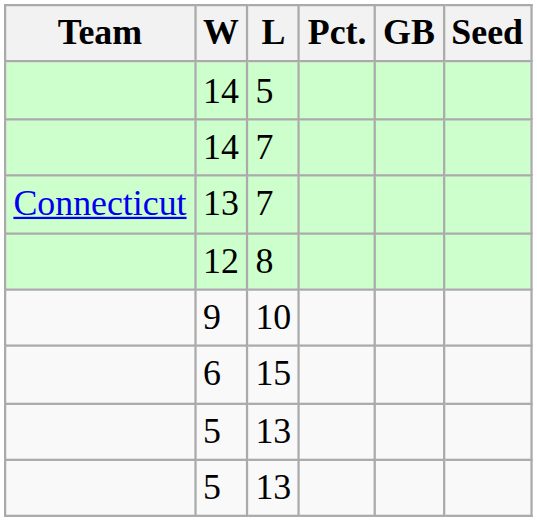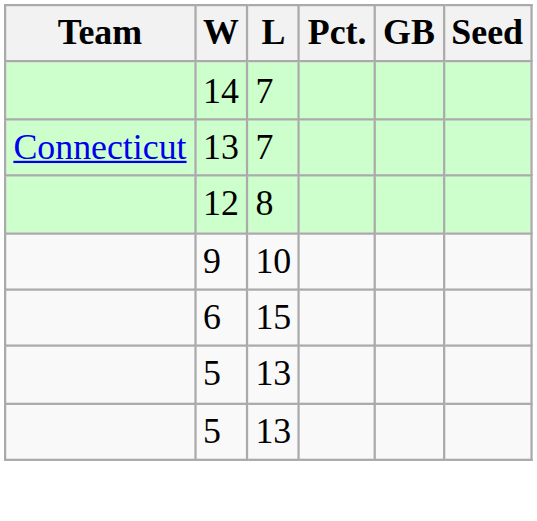- row: (221, 89)
